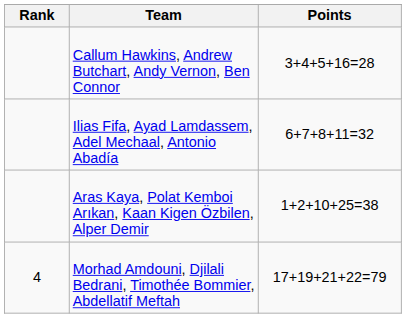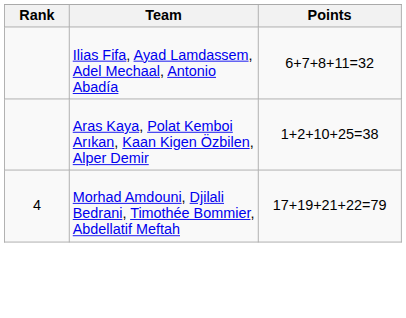- row: (161, 71)
